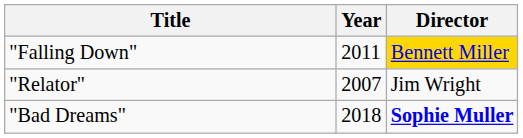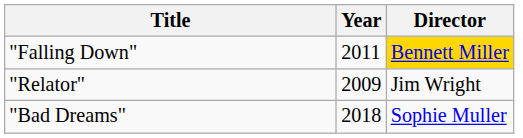(361, 84) 2007 -> (361, 84) 2009
(452, 116) bold -> (449, 116) normal
